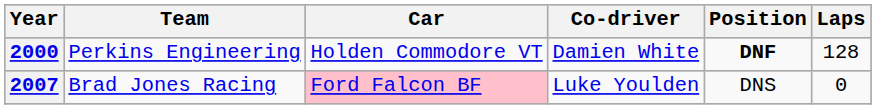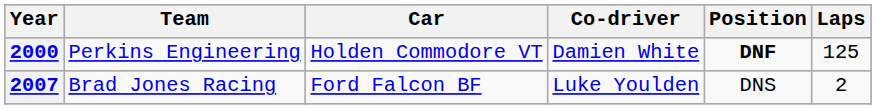(841, 55) 128 -> (841, 55) 125
(396, 87) pink background -> (396, 87) no background
(841, 87) 0 -> (841, 87) 2
